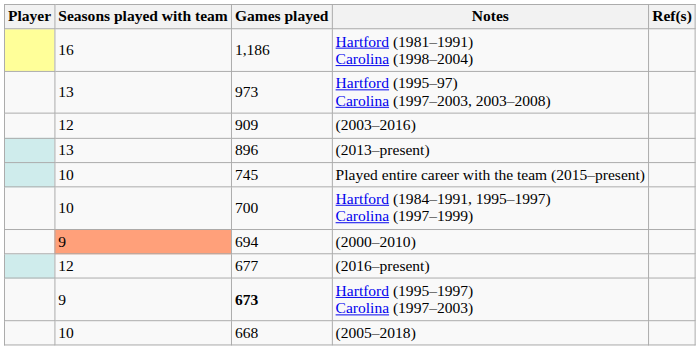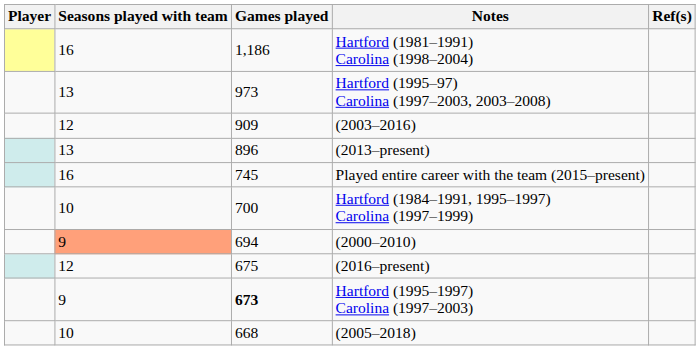(66, 174) 10 -> (66, 174) 16
(247, 266) 677 -> (247, 266) 675
